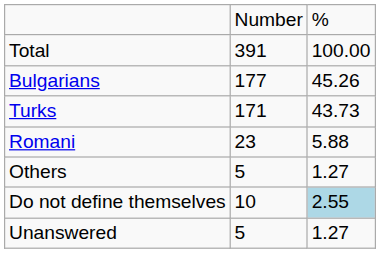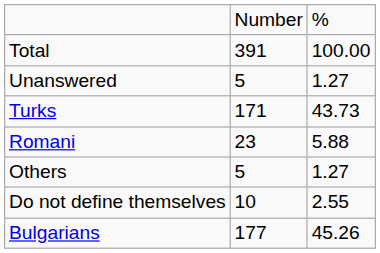rows swapped: (54, 80) <-> (63, 232)
(330, 202) lightblue background -> (330, 202) no background
